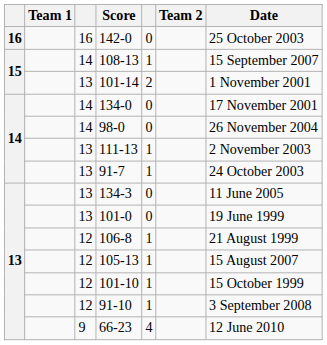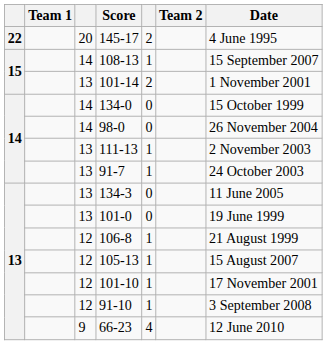+ row: (119, 37)
- row: (115, 37)
(263, 104) 17 November 2001 -> (256, 104) 15 October 1999
(256, 283) 15 October 1999 -> (263, 283) 17 November 2001
